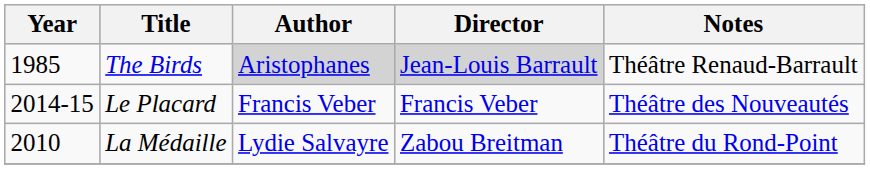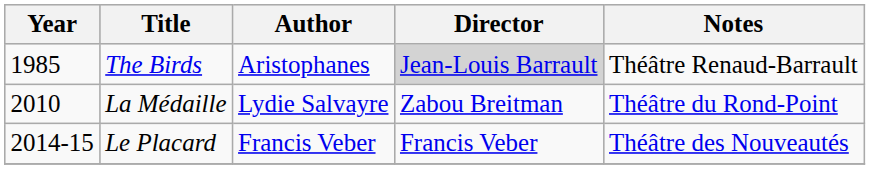(304, 63) lightgrey background -> (304, 63) no background
rows swapped: (166, 143) <-> (161, 103)
